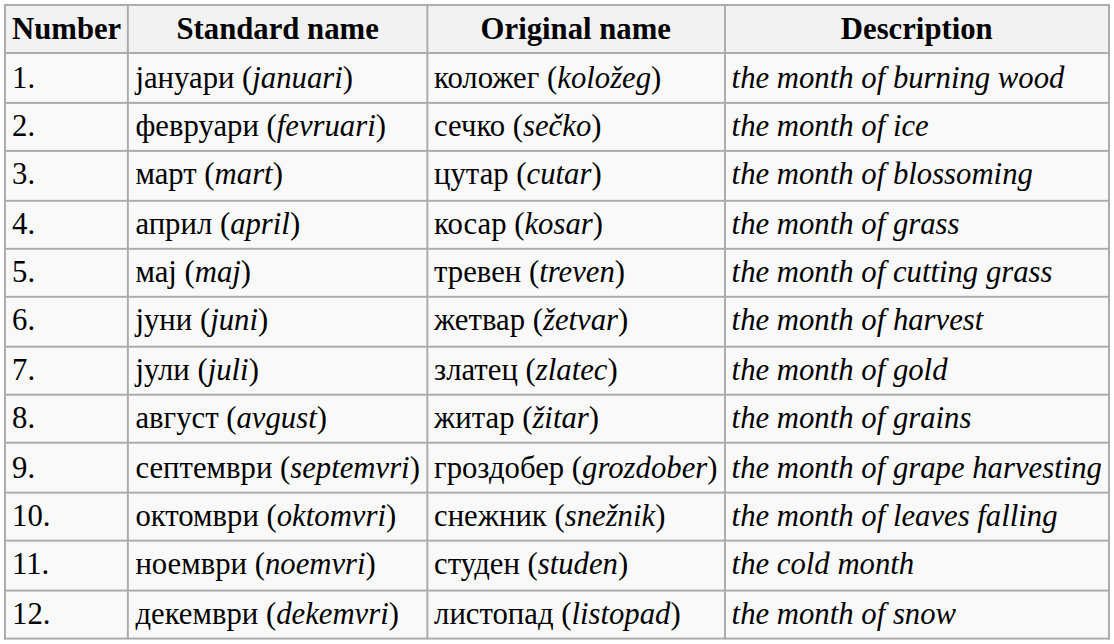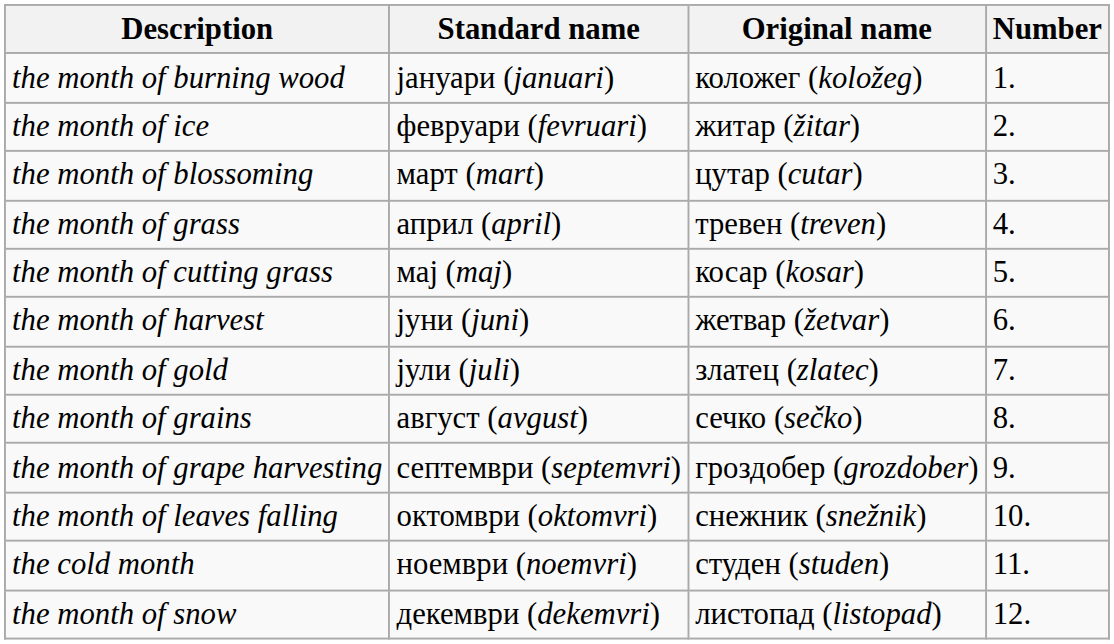columns swapped: (67, 28) <-> (917, 28)
(518, 126) сечко (sečko) -> (778, 126) житар (žitar)
(519, 223) косар (kosar) -> (791, 223) тревен (treven)
(530, 272) тревен (treven) -> (780, 272) косар (kosar)
(517, 418) житар (žitar) -> (779, 418) сечко (sečko)
